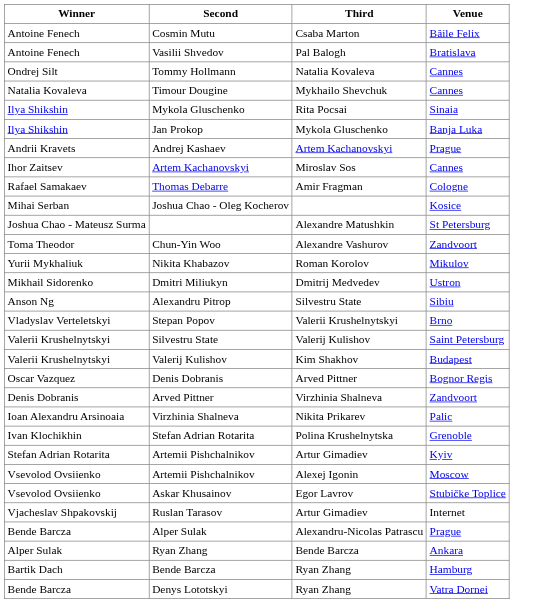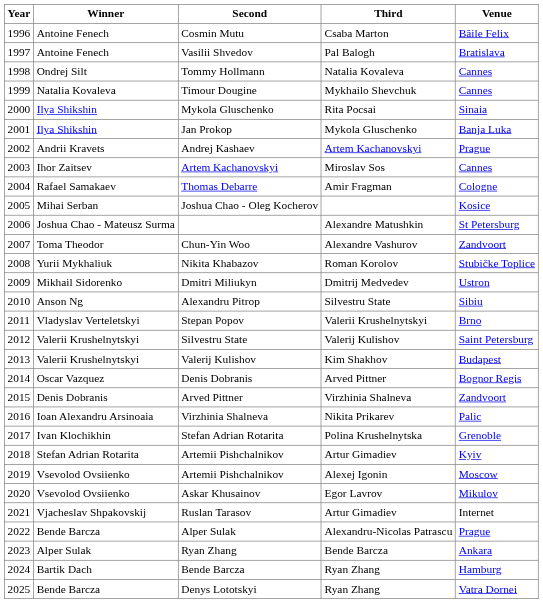+ column: (19, 14)
(449, 263) Mikulov -> (497, 263) Stubičke Toplice
(468, 493) Stubičke Toplice -> (478, 493) Mikulov
